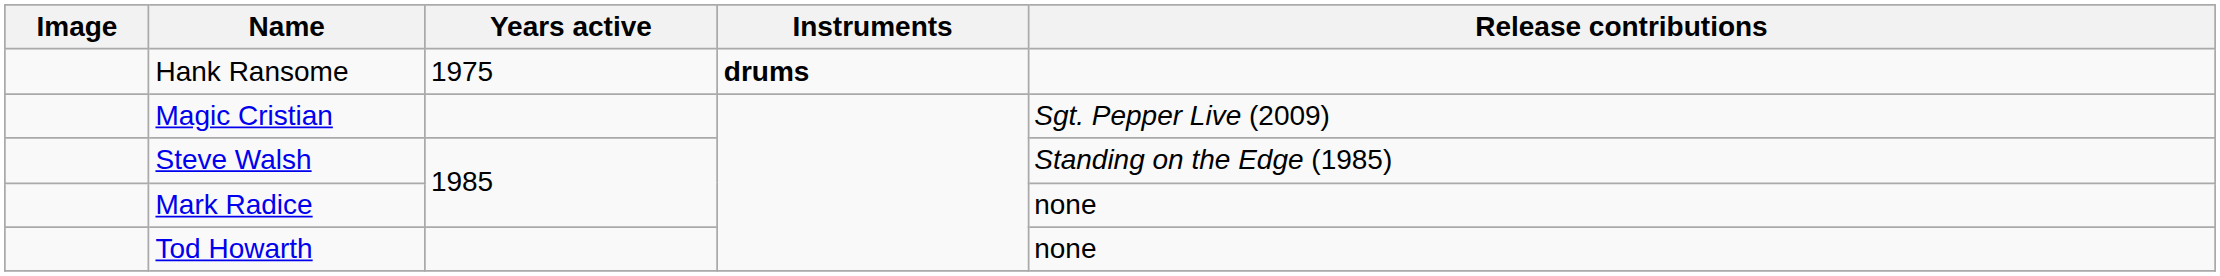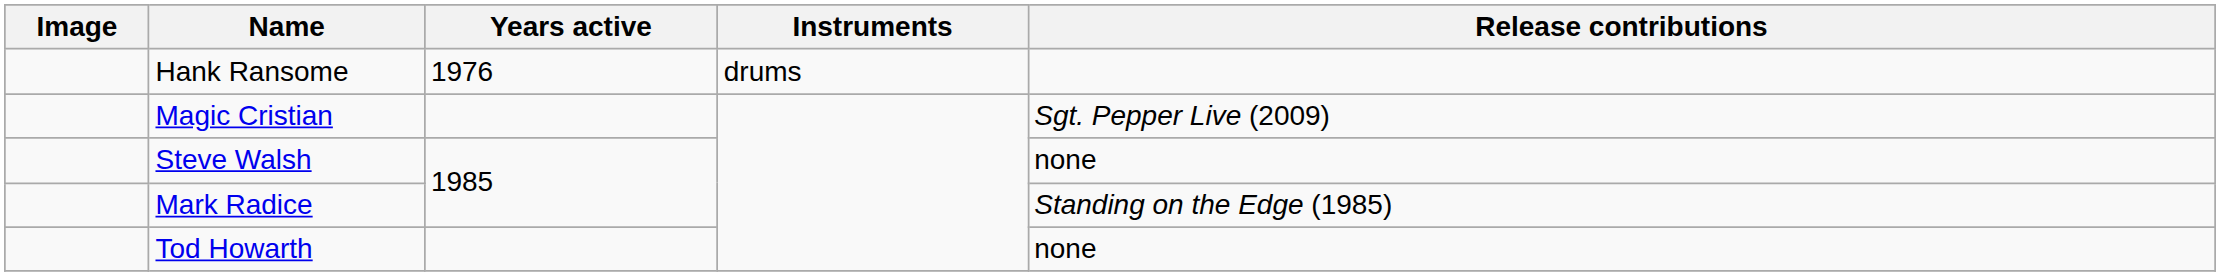(462, 71) 1975 -> (462, 71) 1976
(767, 71) bold -> (763, 71) normal
(1213, 159) Standing on the Edge (1985) -> (1065, 159) none
(1065, 204) none -> (1213, 204) Standing on the Edge (1985)
